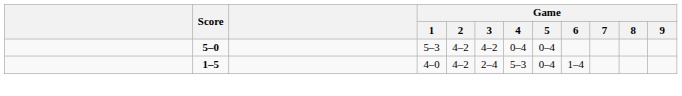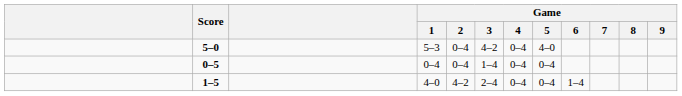(460, 47) 4–2 -> (460, 47) 0–4
(547, 47) 0–4 -> (547, 47) 4–0
+ row: (211, 64)
(518, 64) 5–3 -> (518, 82) 0–4
